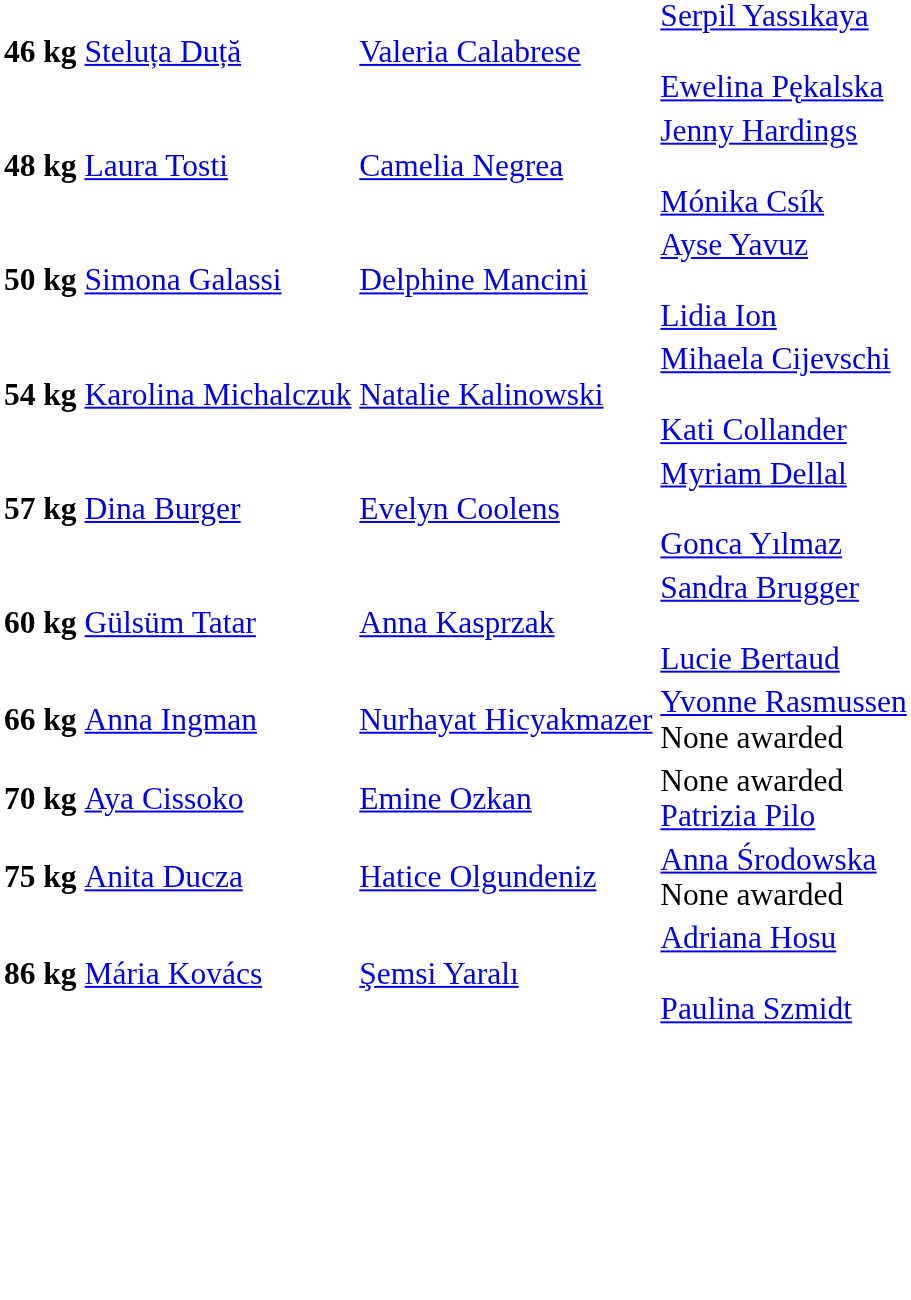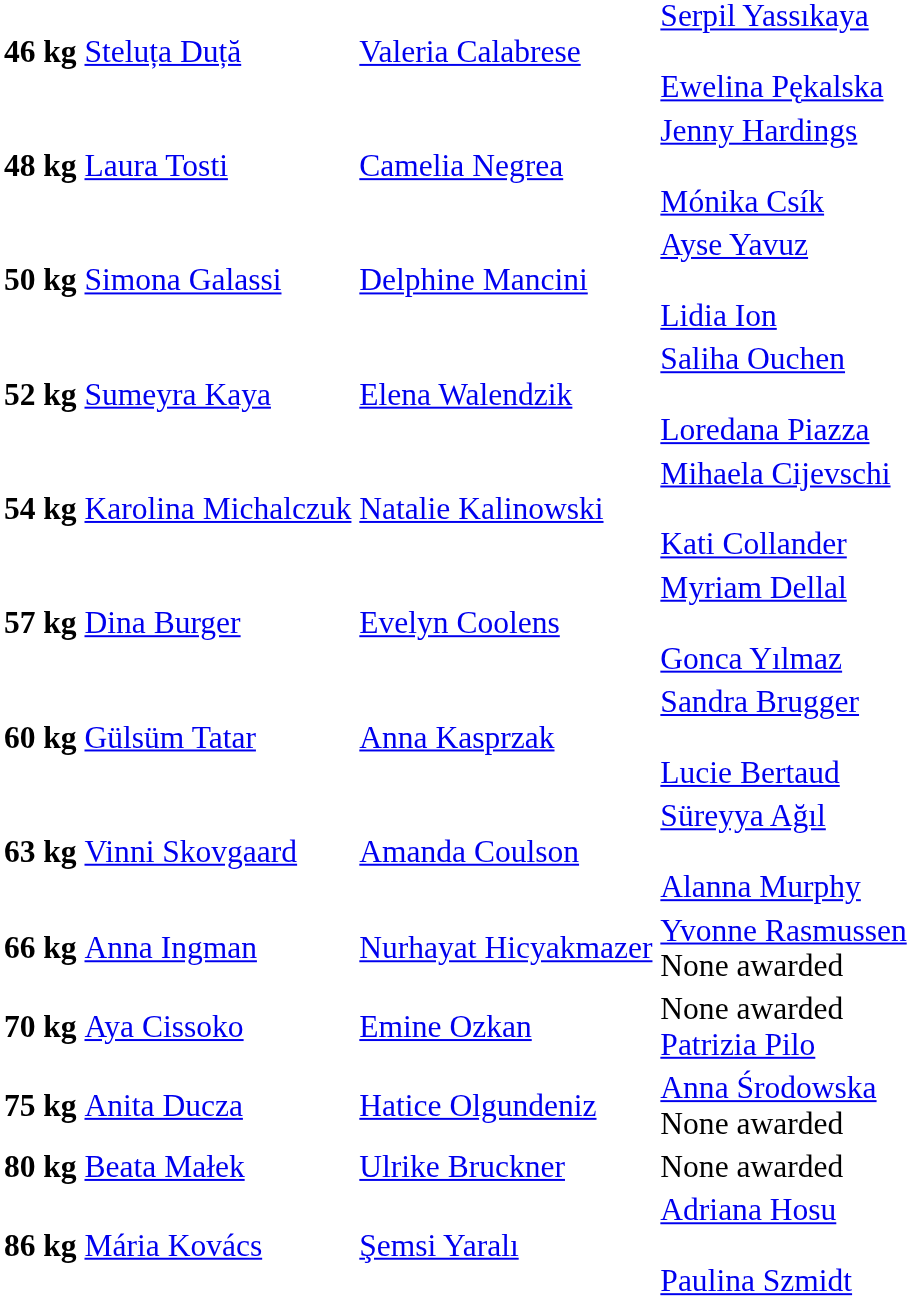+ row: (40, 394)
+ row: (40, 851)
+ row: (40, 1166)
